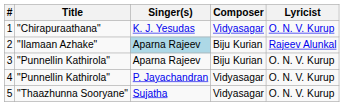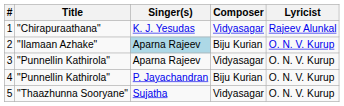(302, 28) O. N. V. Kurup -> (303, 28) Rajeev Alunkal
(303, 45) Rajeev Alunkal -> (302, 45) O. N. V. Kurup
(238, 61) Biju Kurian -> (238, 61) Vidyasagar
(238, 77) Vidyasagar -> (238, 77) Biju Kurian
